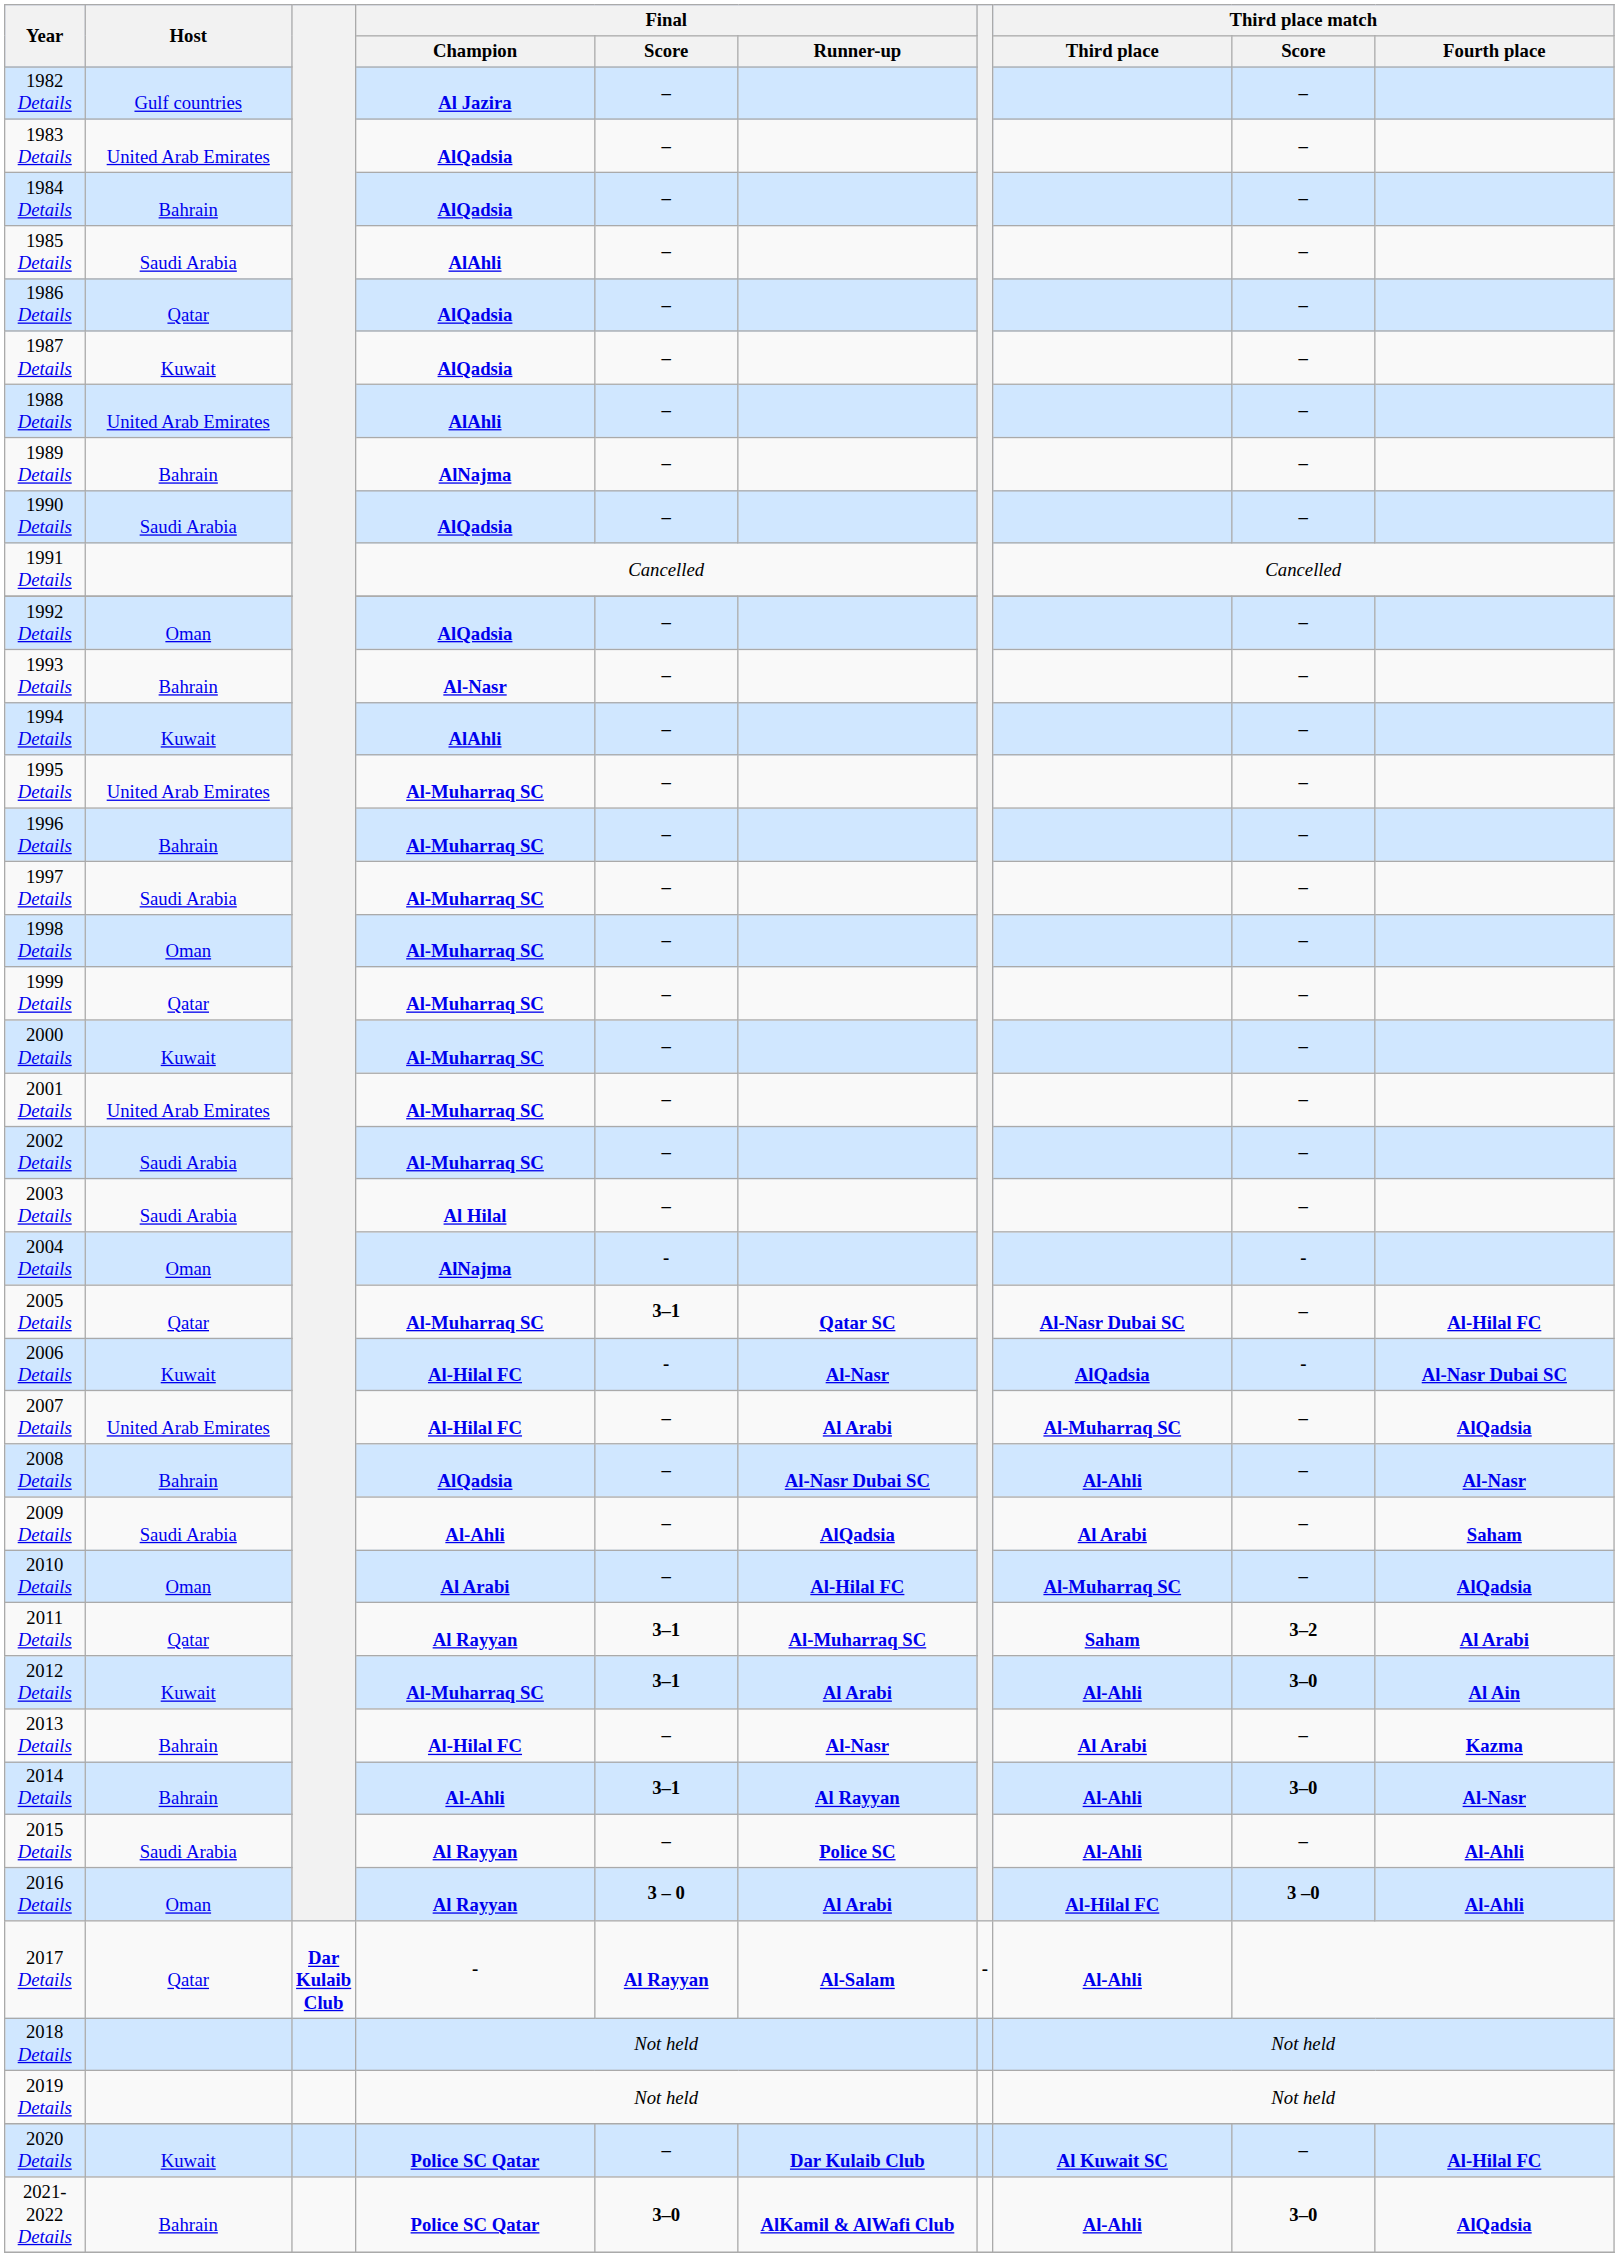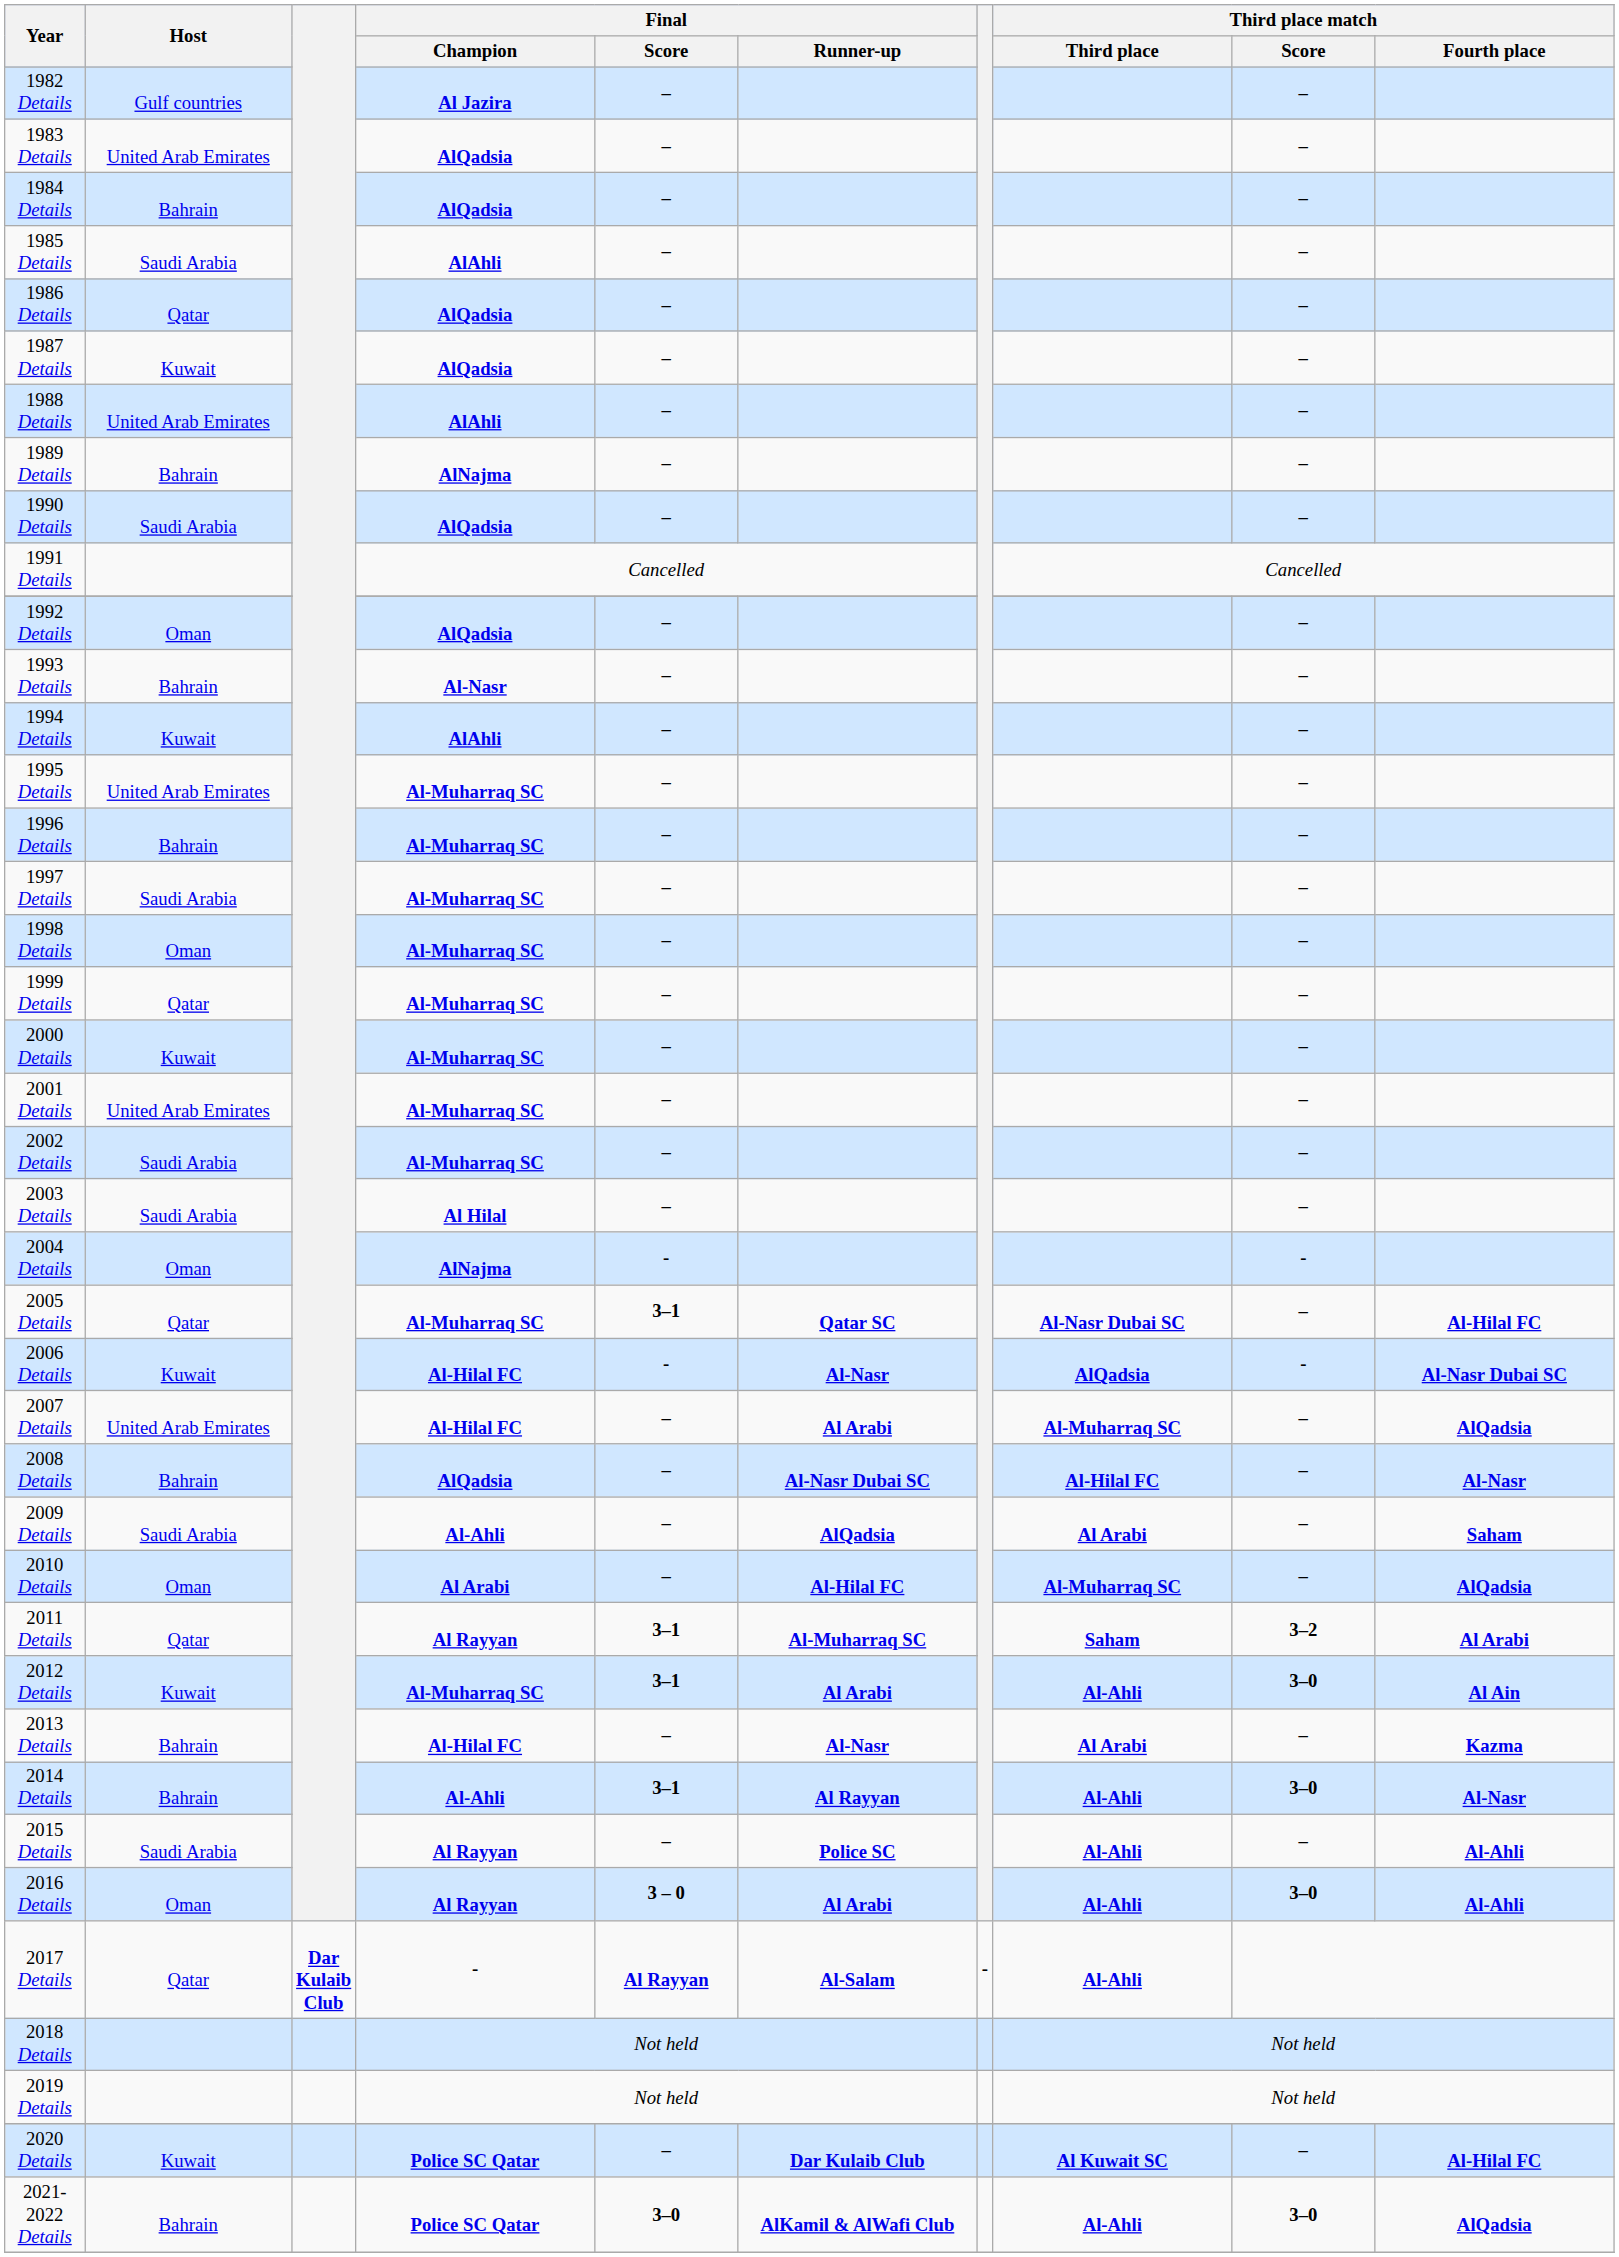(1112, 1481) Al-Ahli -> (1112, 1481) Al-Hilal FC
(1112, 1905) Al-Hilal FC -> (1112, 1905) Al-Ahli
(1303, 1894) 3 –0 -> (1303, 1894) 3–0
